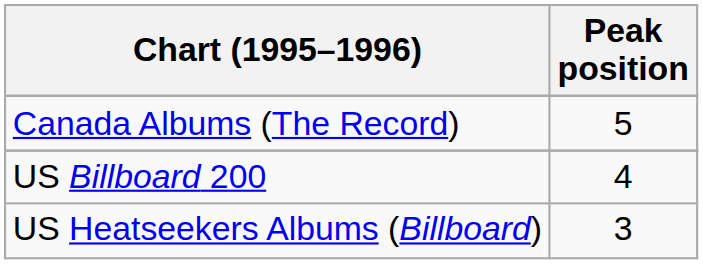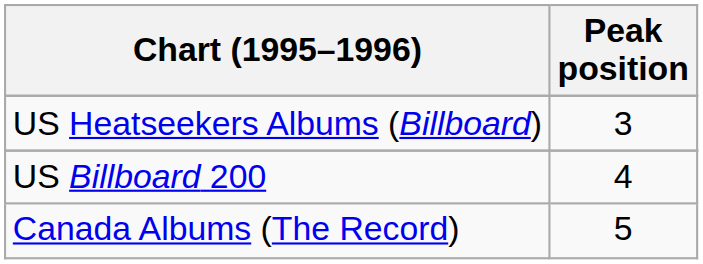rows swapped: (236, 122) <-> (277, 229)
